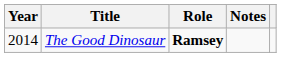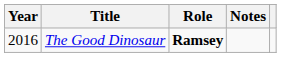(23, 40) 2014 -> (23, 40) 2016
